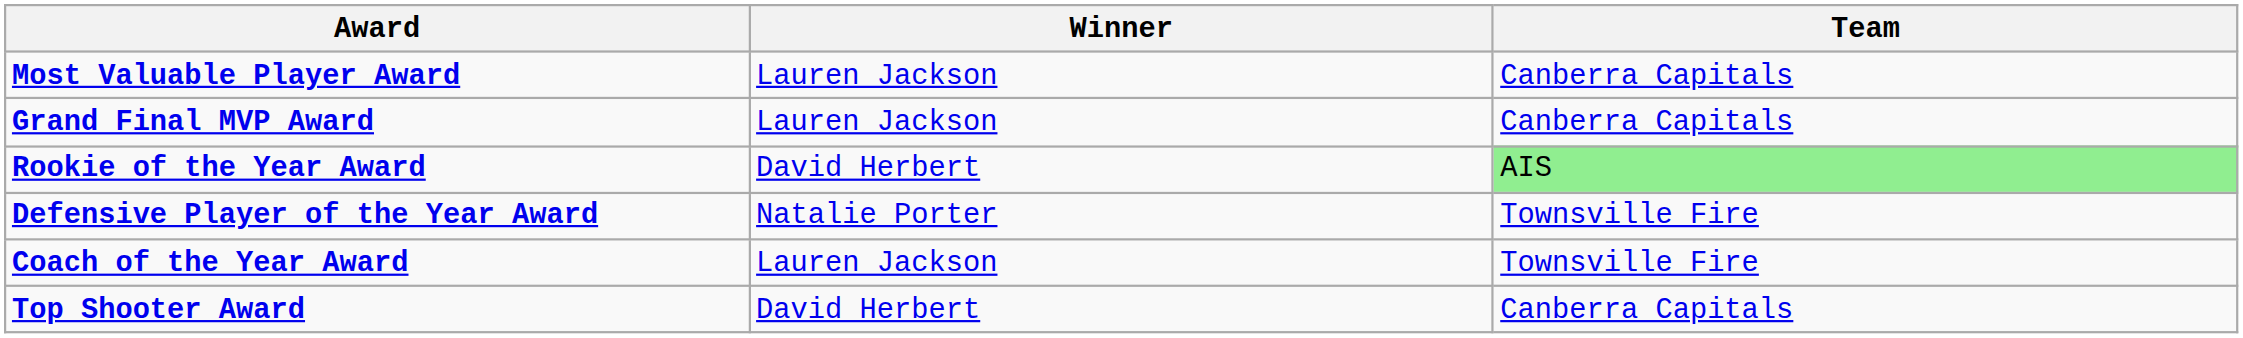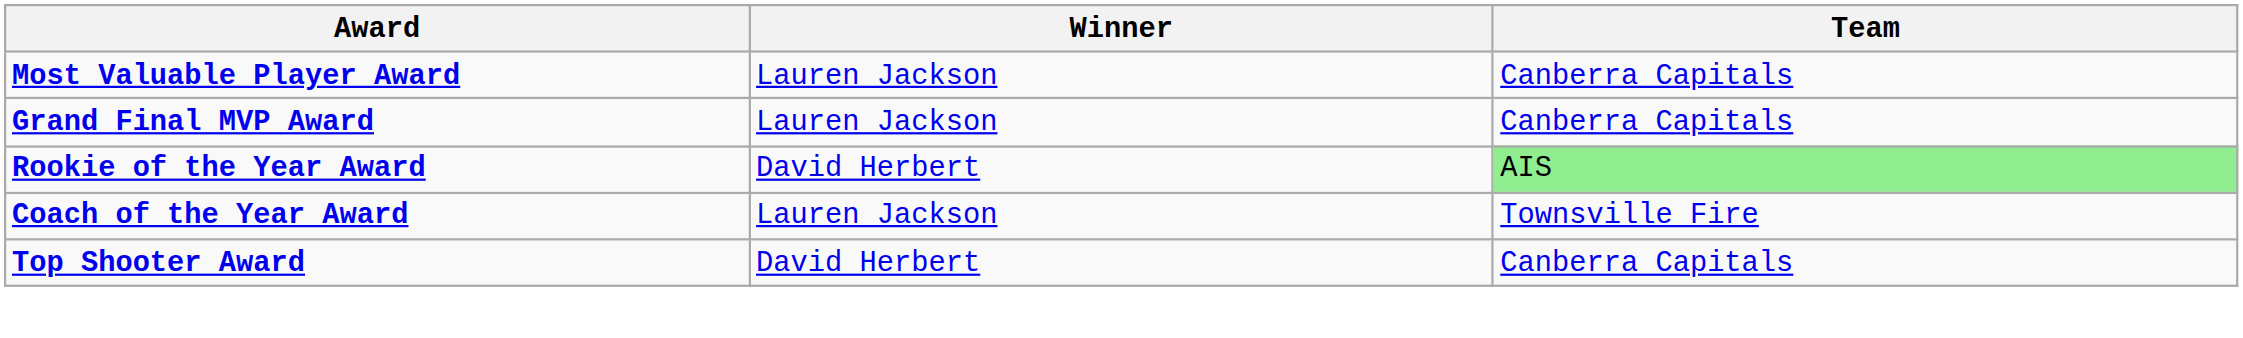- row: (305, 216)
